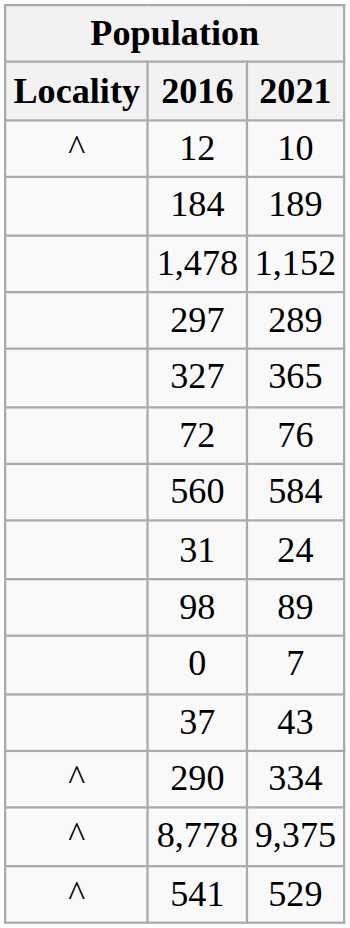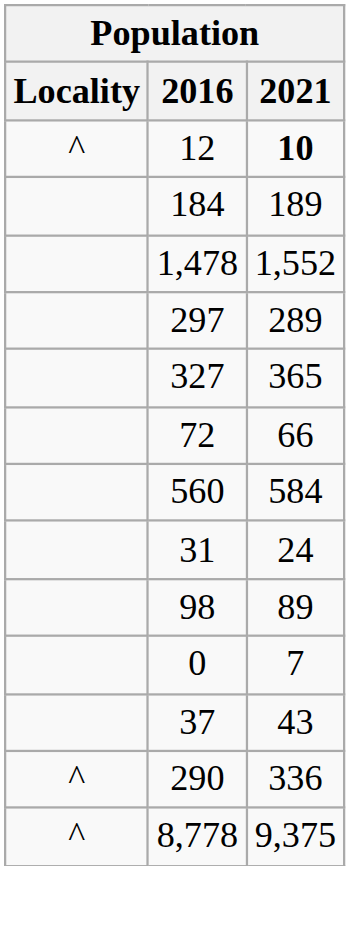(295, 147) normal -> (295, 147) bold
(295, 262) 1,152 -> (295, 262) 1,552
(295, 434) 76 -> (295, 434) 66
(295, 778) 334 -> (295, 778) 336
- row: (197, 893)
